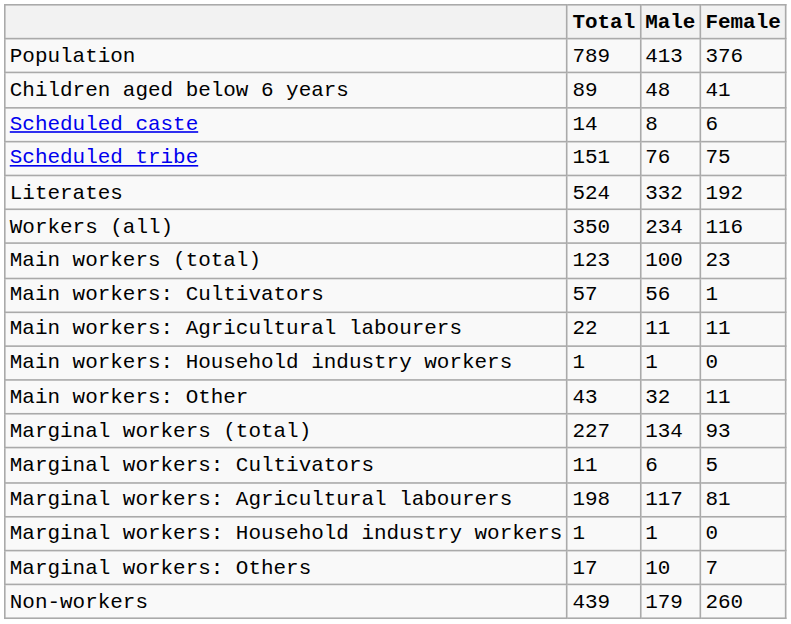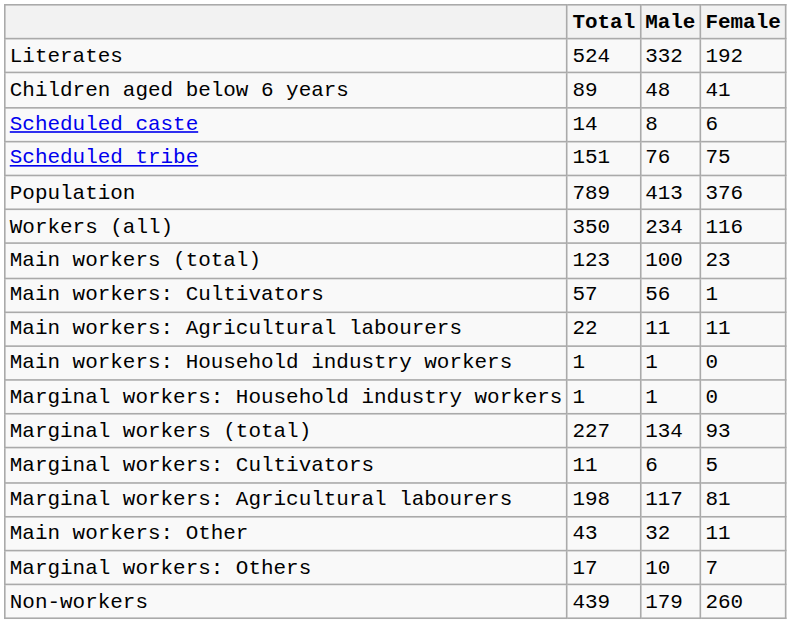rows swapped: (73, 56) <-> (66, 192)
rows swapped: (129, 397) <-> (286, 534)
